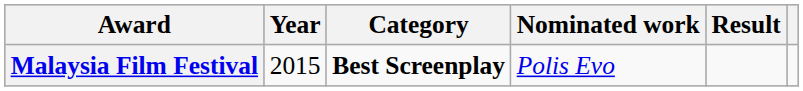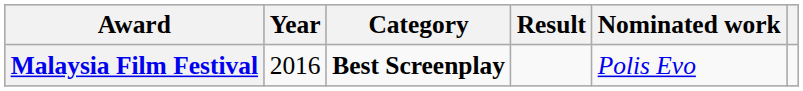columns swapped: (608, 24) <-> (746, 24)
(295, 65) 2015 -> (295, 65) 2016
